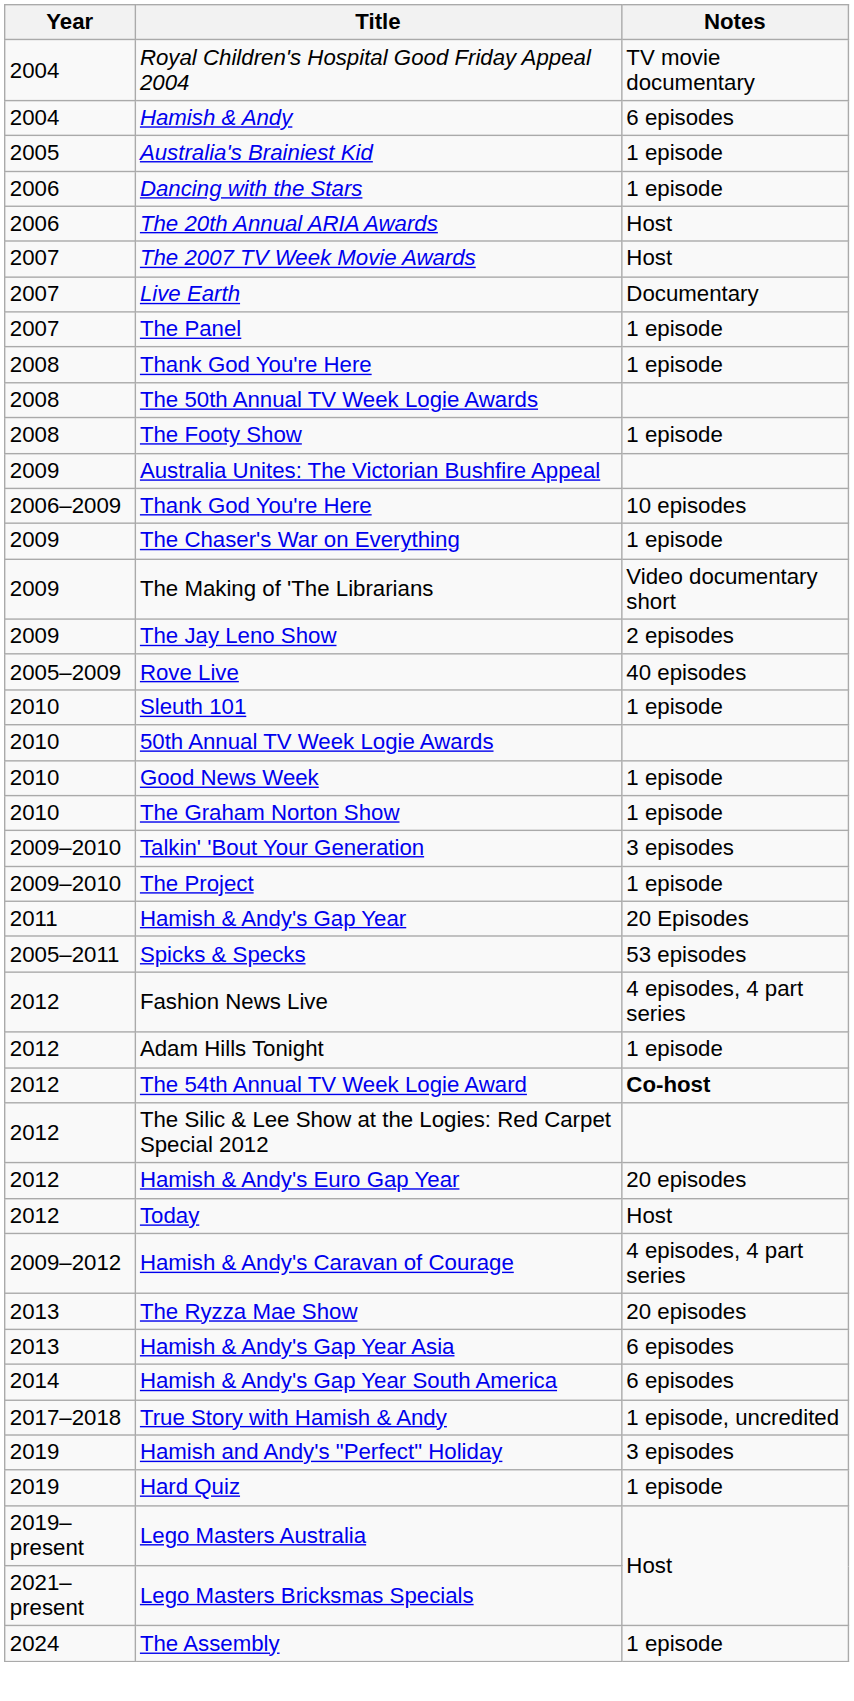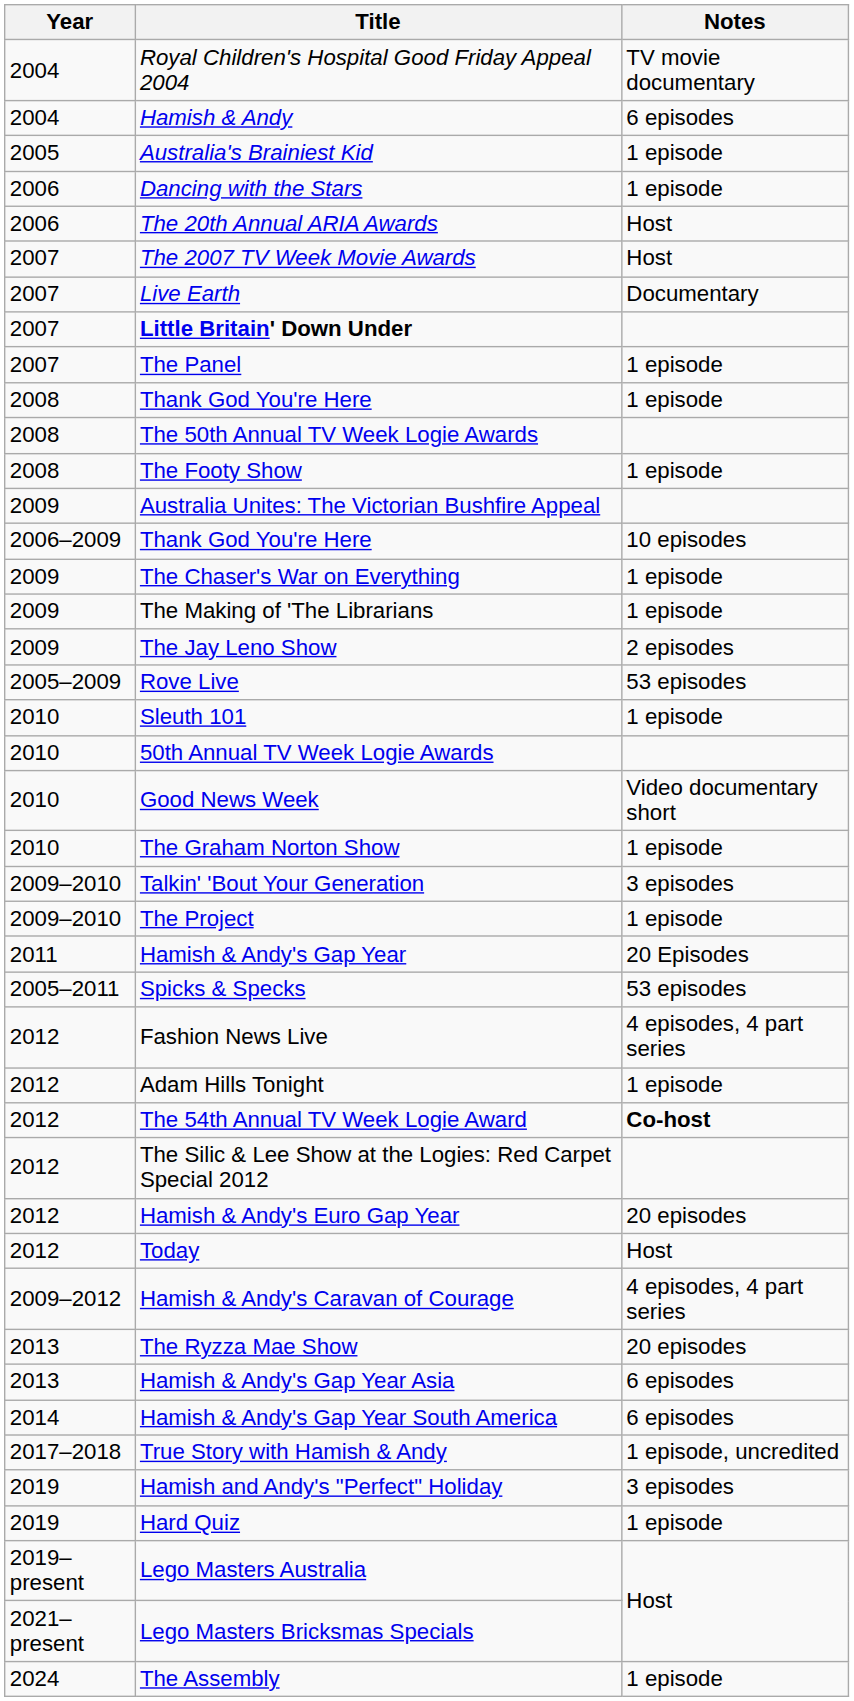+ row: (35, 329)
(722, 588) Video documentary short -> (675, 611) 1 episode
(686, 671) 40 episodes -> (686, 682) 53 episodes
(675, 777) 1 episode -> (722, 800) Video documentary short
